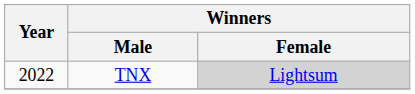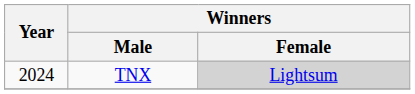(36, 74) 2022 -> (36, 74) 2024
